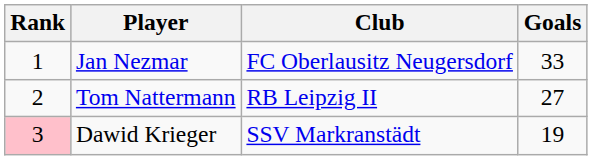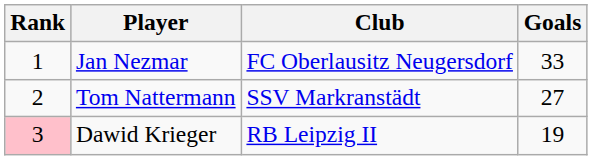(312, 97) RB Leipzig II -> (333, 97) SSV Markranstädt
(333, 135) SSV Markranstädt -> (312, 135) RB Leipzig II
